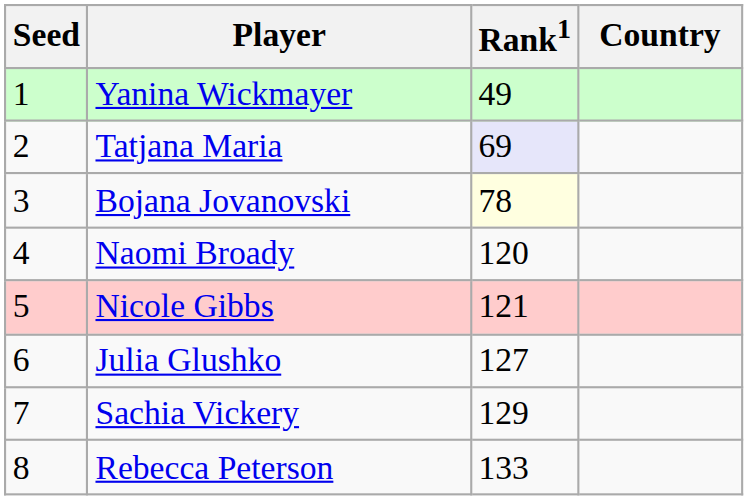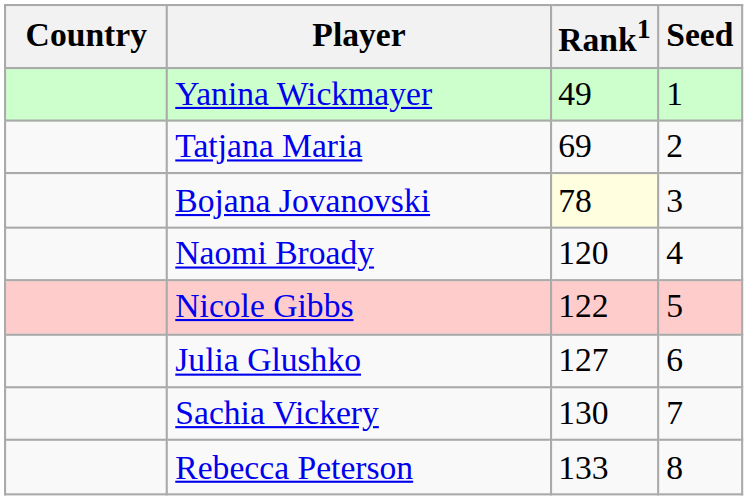columns swapped: (660, 35) <-> (46, 35)
(495, 146) lavender background -> (575, 146) no background
(504, 306) 121 -> (583, 306) 122
(504, 413) 129 -> (583, 413) 130
